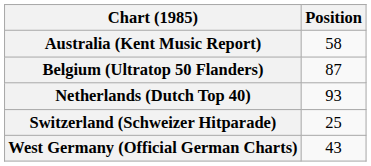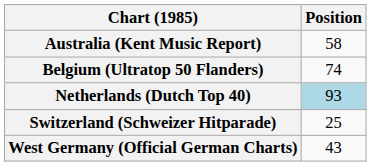(334, 69) 87 -> (334, 69) 74
(334, 95) no background -> (334, 95) lightblue background
